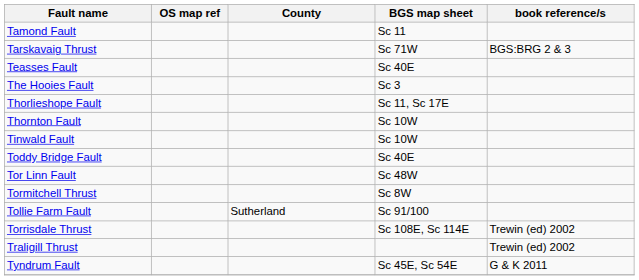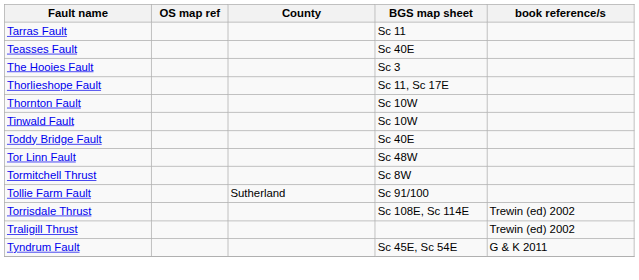- row: (41, 31)
+ row: (37, 31)
- row: (52, 49)
